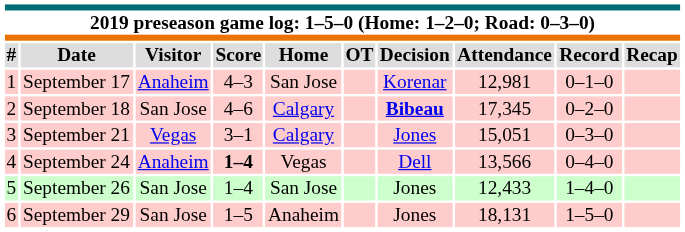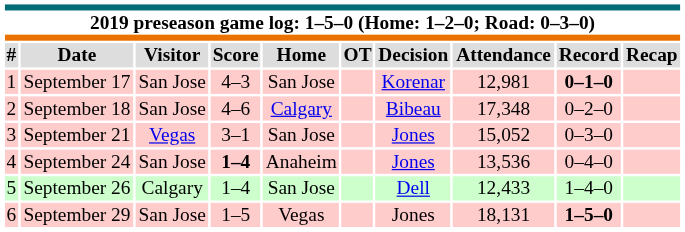(173, 81) Anaheim -> (172, 81) San Jose
(589, 81) normal -> (589, 81) bold
(415, 108) bold -> (413, 108) normal
(505, 108) 17,345 -> (504, 108) 17,348
(303, 134) Calgary -> (301, 134) San Jose
(505, 134) 15,051 -> (504, 134) 15,052
(173, 161) Anaheim -> (172, 161) San Jose
(303, 161) Vegas -> (301, 161) Anaheim
(415, 161) Dell -> (413, 161) Jones
(505, 161) 13,566 -> (504, 161) 13,536
(173, 188) San Jose -> (172, 188) Calgary
(415, 188) Jones -> (413, 188) Dell
(303, 214) Anaheim -> (301, 214) Vegas
(589, 214) normal -> (589, 214) bold
